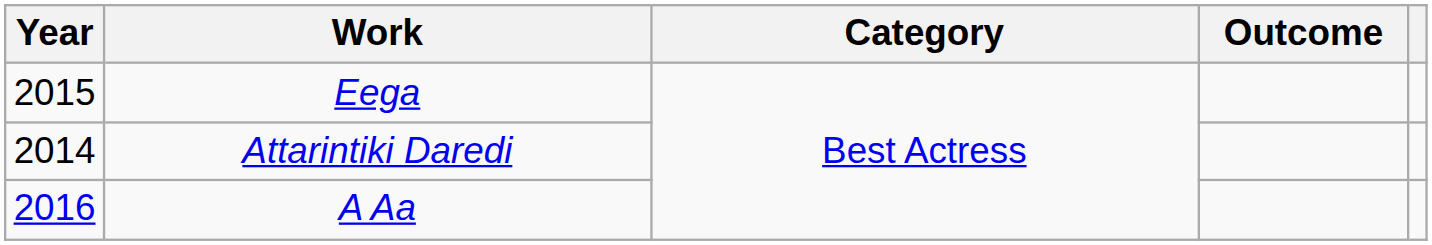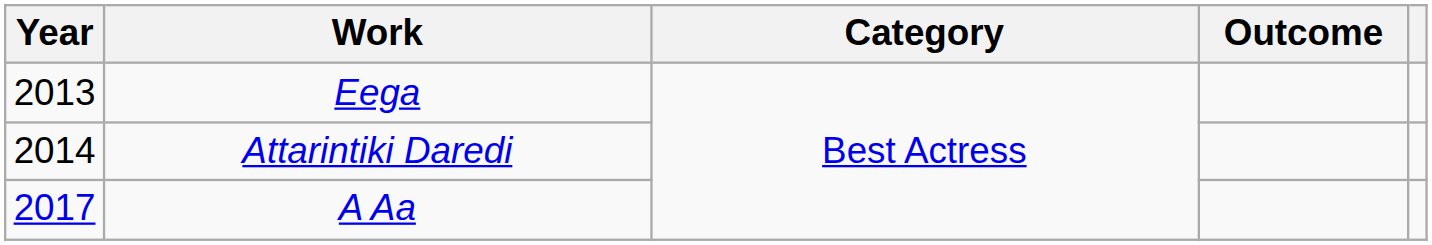(55, 92) 2015 -> (55, 92) 2013
(55, 208) 2016 -> (55, 208) 2017
